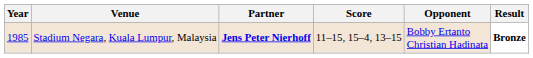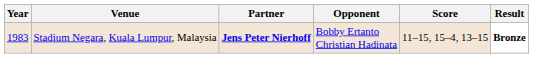columns swapped: (447, 13) <-> (359, 13)
(18, 37) 1985 -> (18, 37) 1983
